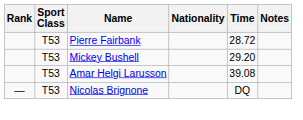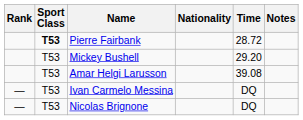(51, 40) normal -> (51, 40) bold
+ row: (121, 90)
